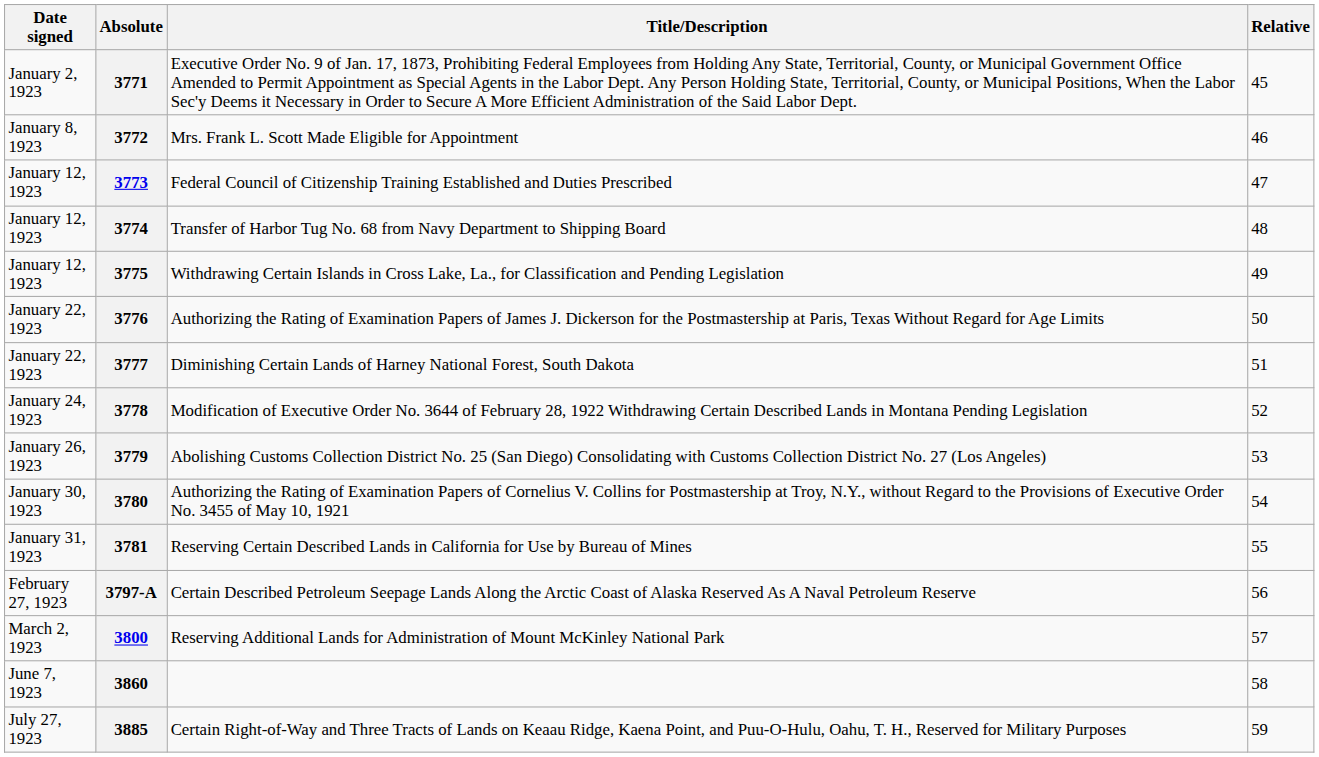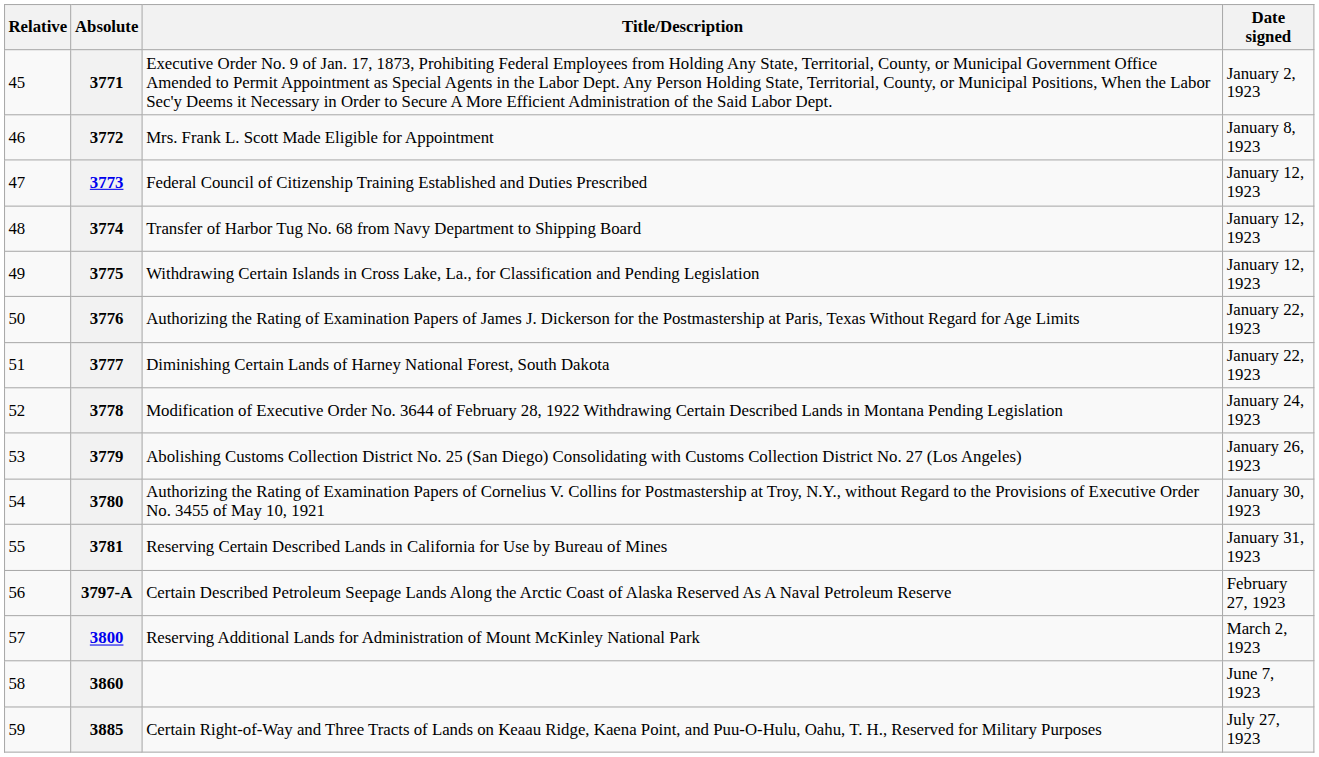columns swapped: (1281, 27) <-> (50, 27)
